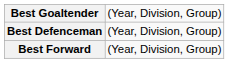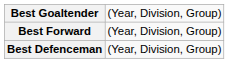rows swapped: (55, 31) <-> (55, 49)
